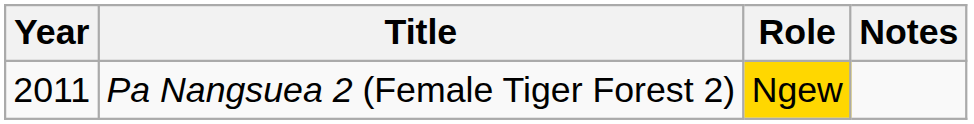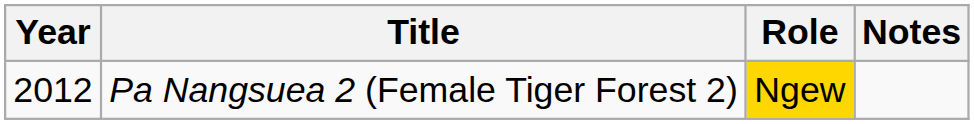(52, 89) 2011 -> (53, 89) 2012
